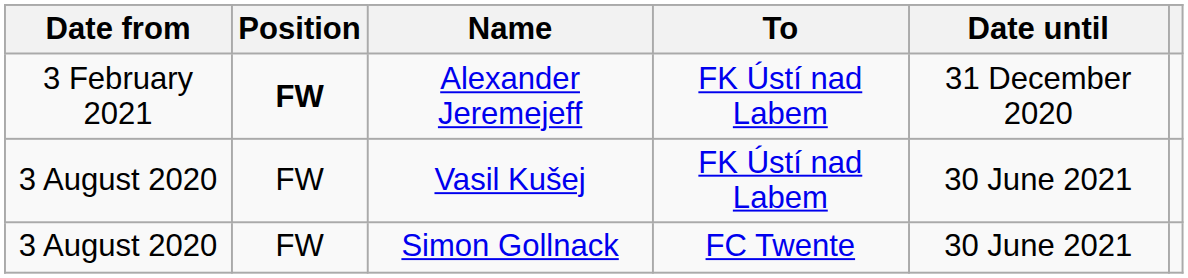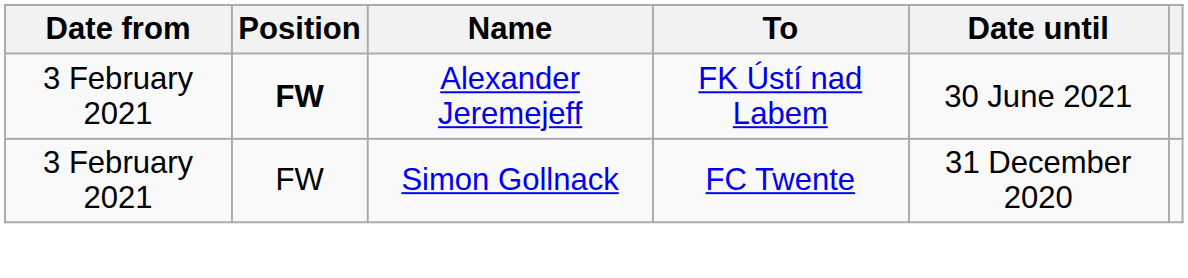(1038, 95) 31 December 2020 -> (1038, 95) 30 June 2021
- row: (510, 179)
(118, 246) 3 August 2020 -> (118, 179) 3 February 2021
(1038, 246) 30 June 2021 -> (1038, 179) 31 December 2020
